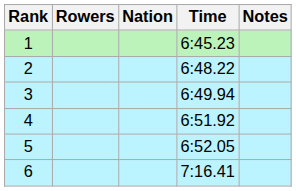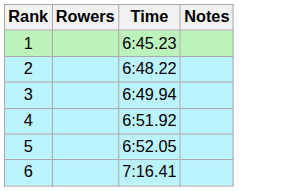- column: (148, 17)
